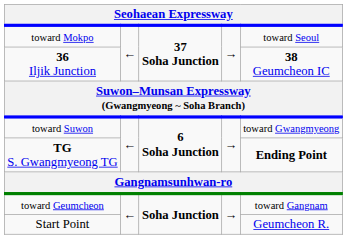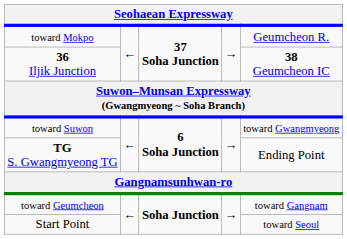(291, 37) toward Seoul -> (291, 36) Geumcheon R.
(291, 155) bold -> (291, 155) normal
(291, 224) Geumcheon R. -> (291, 225) toward Seoul
